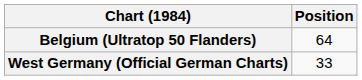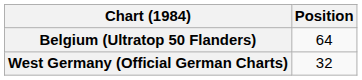(324, 63) 33 -> (324, 63) 32
